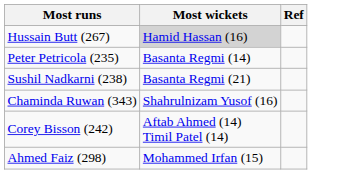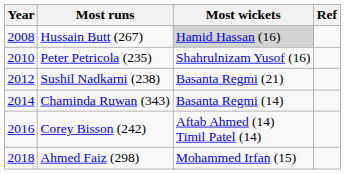+ column: (21, 15)
(197, 57) Basanta Regmi (14) -> (243, 57) Shahrulnizam Yusof (16)
(210, 100) Shahrulnizam Yusof (16) -> (230, 100) Basanta Regmi (14)
